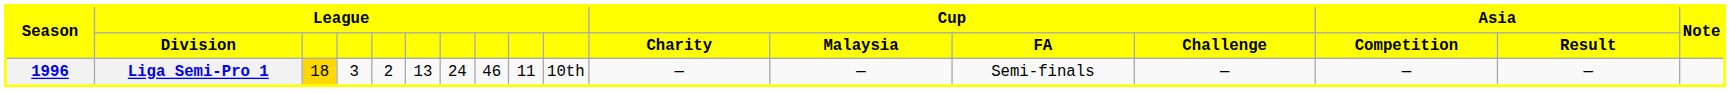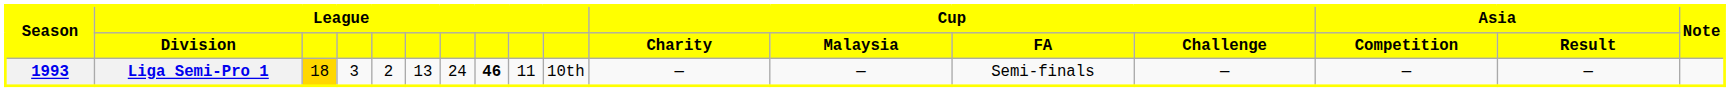(50, 72) 1996 -> (50, 72) 1993
(492, 72) normal -> (492, 72) bold
